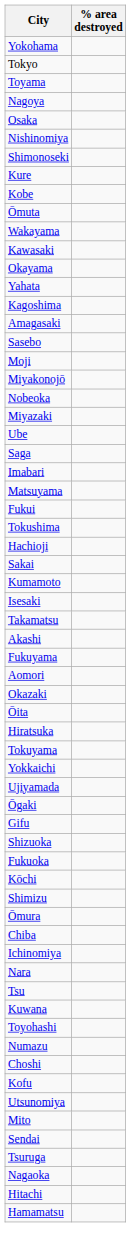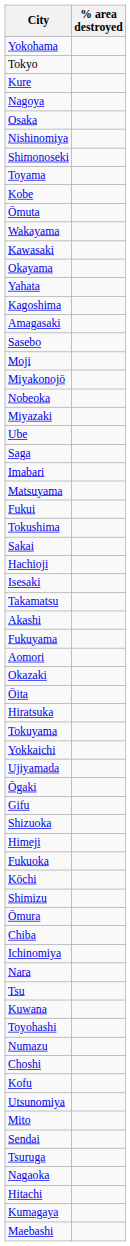rows swapped: (27, 83) <-> (20, 175)
rows swapped: (21, 564) <-> (28, 546)
- row: (34, 583)
+ row: (24, 842)
+ row: (33, 1213)
- row: (36, 1213)
+ row: (31, 1231)
